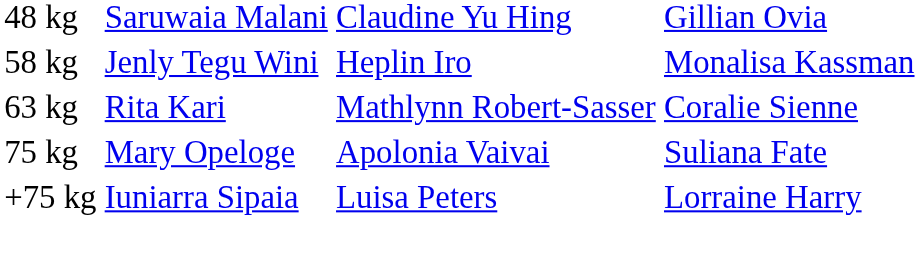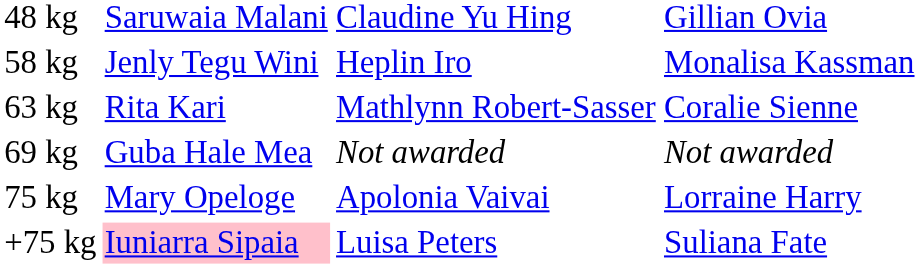+ row: (41, 152)
(746, 152) Suliana Fate -> (763, 197) Lorraine Harry
(202, 197) no background -> (202, 242) pink background
(763, 197) Lorraine Harry -> (746, 242) Suliana Fate
